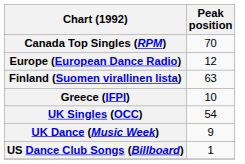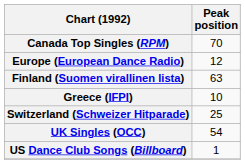+ row: (98, 114)
- row: (95, 132)
